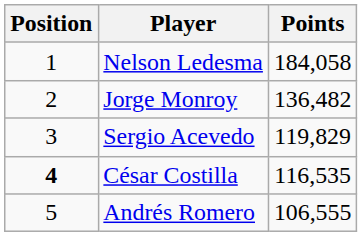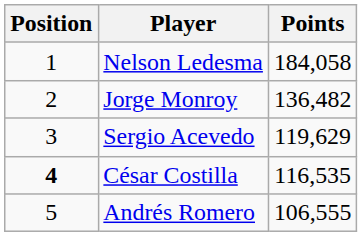(313, 136) 119,829 -> (313, 136) 119,629
